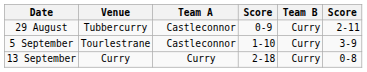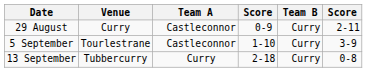(115, 28) Tubbercurry -> (115, 28) Curry
(115, 59) Curry -> (115, 59) Tubbercurry
